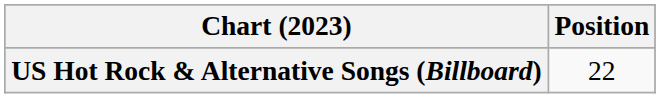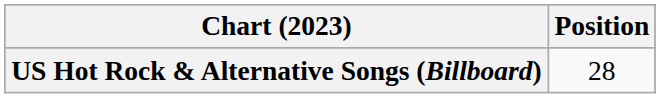(602, 69) 22 -> (602, 69) 28
